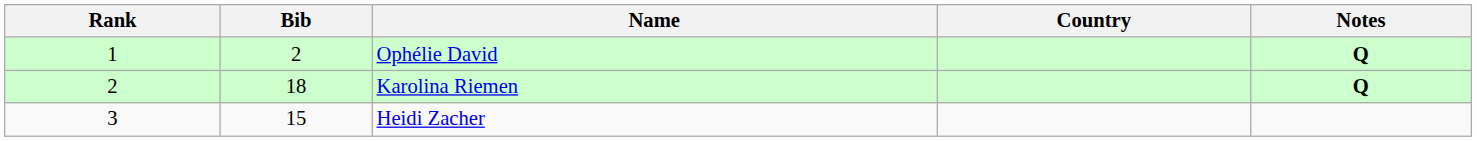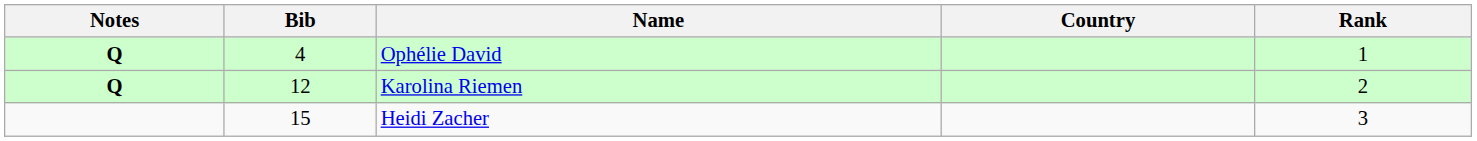columns swapped: (113, 20) <-> (1361, 20)
(296, 53) 2 -> (300, 53) 4
(296, 86) 18 -> (300, 86) 12
